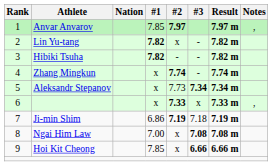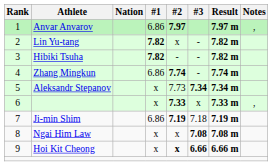(156, 27) 7.85 -> (156, 27) 6.86
(156, 73) x -> (156, 73) 6.86
(156, 133) 7.00 -> (156, 133) x
(156, 149) 7.85 -> (156, 149) x
(177, 149) normal -> (177, 149) bold
